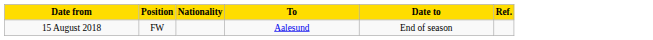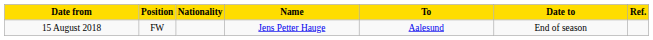+ column: (292, 12)
